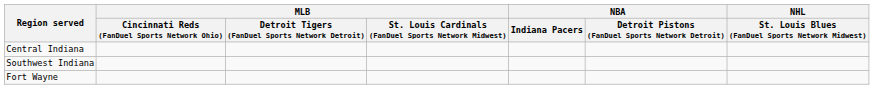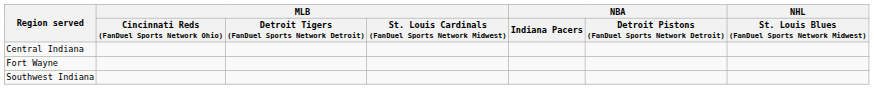rows swapped: (50, 63) <-> (32, 77)
